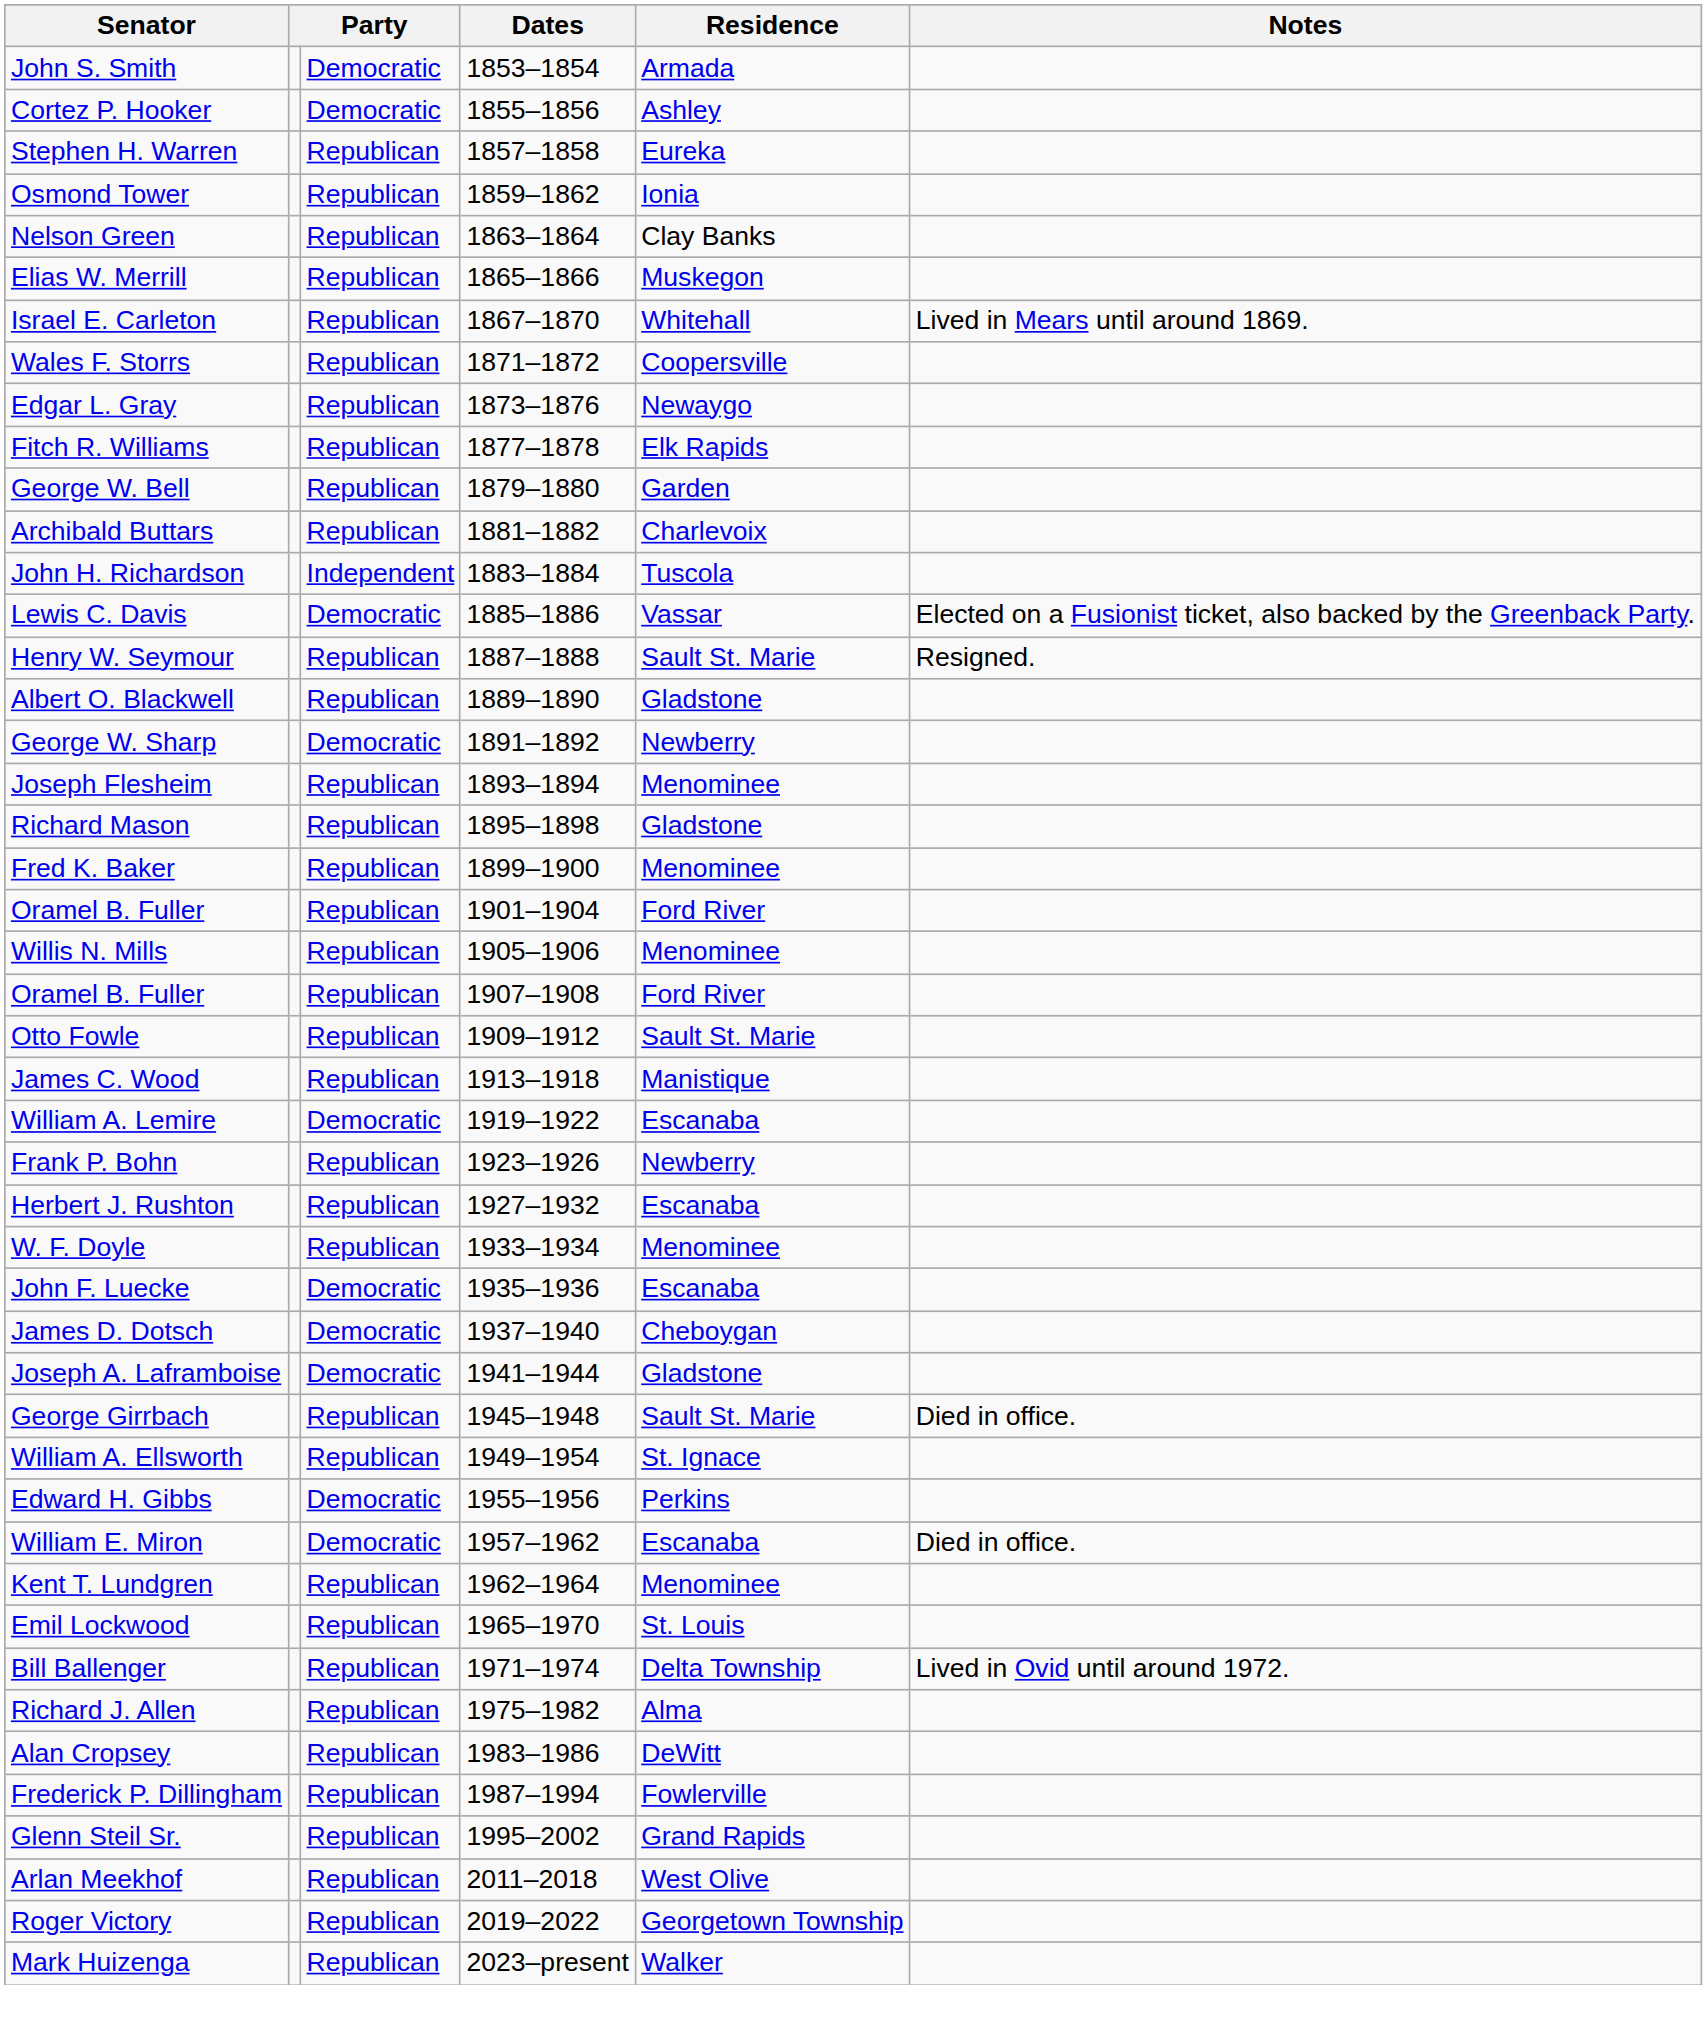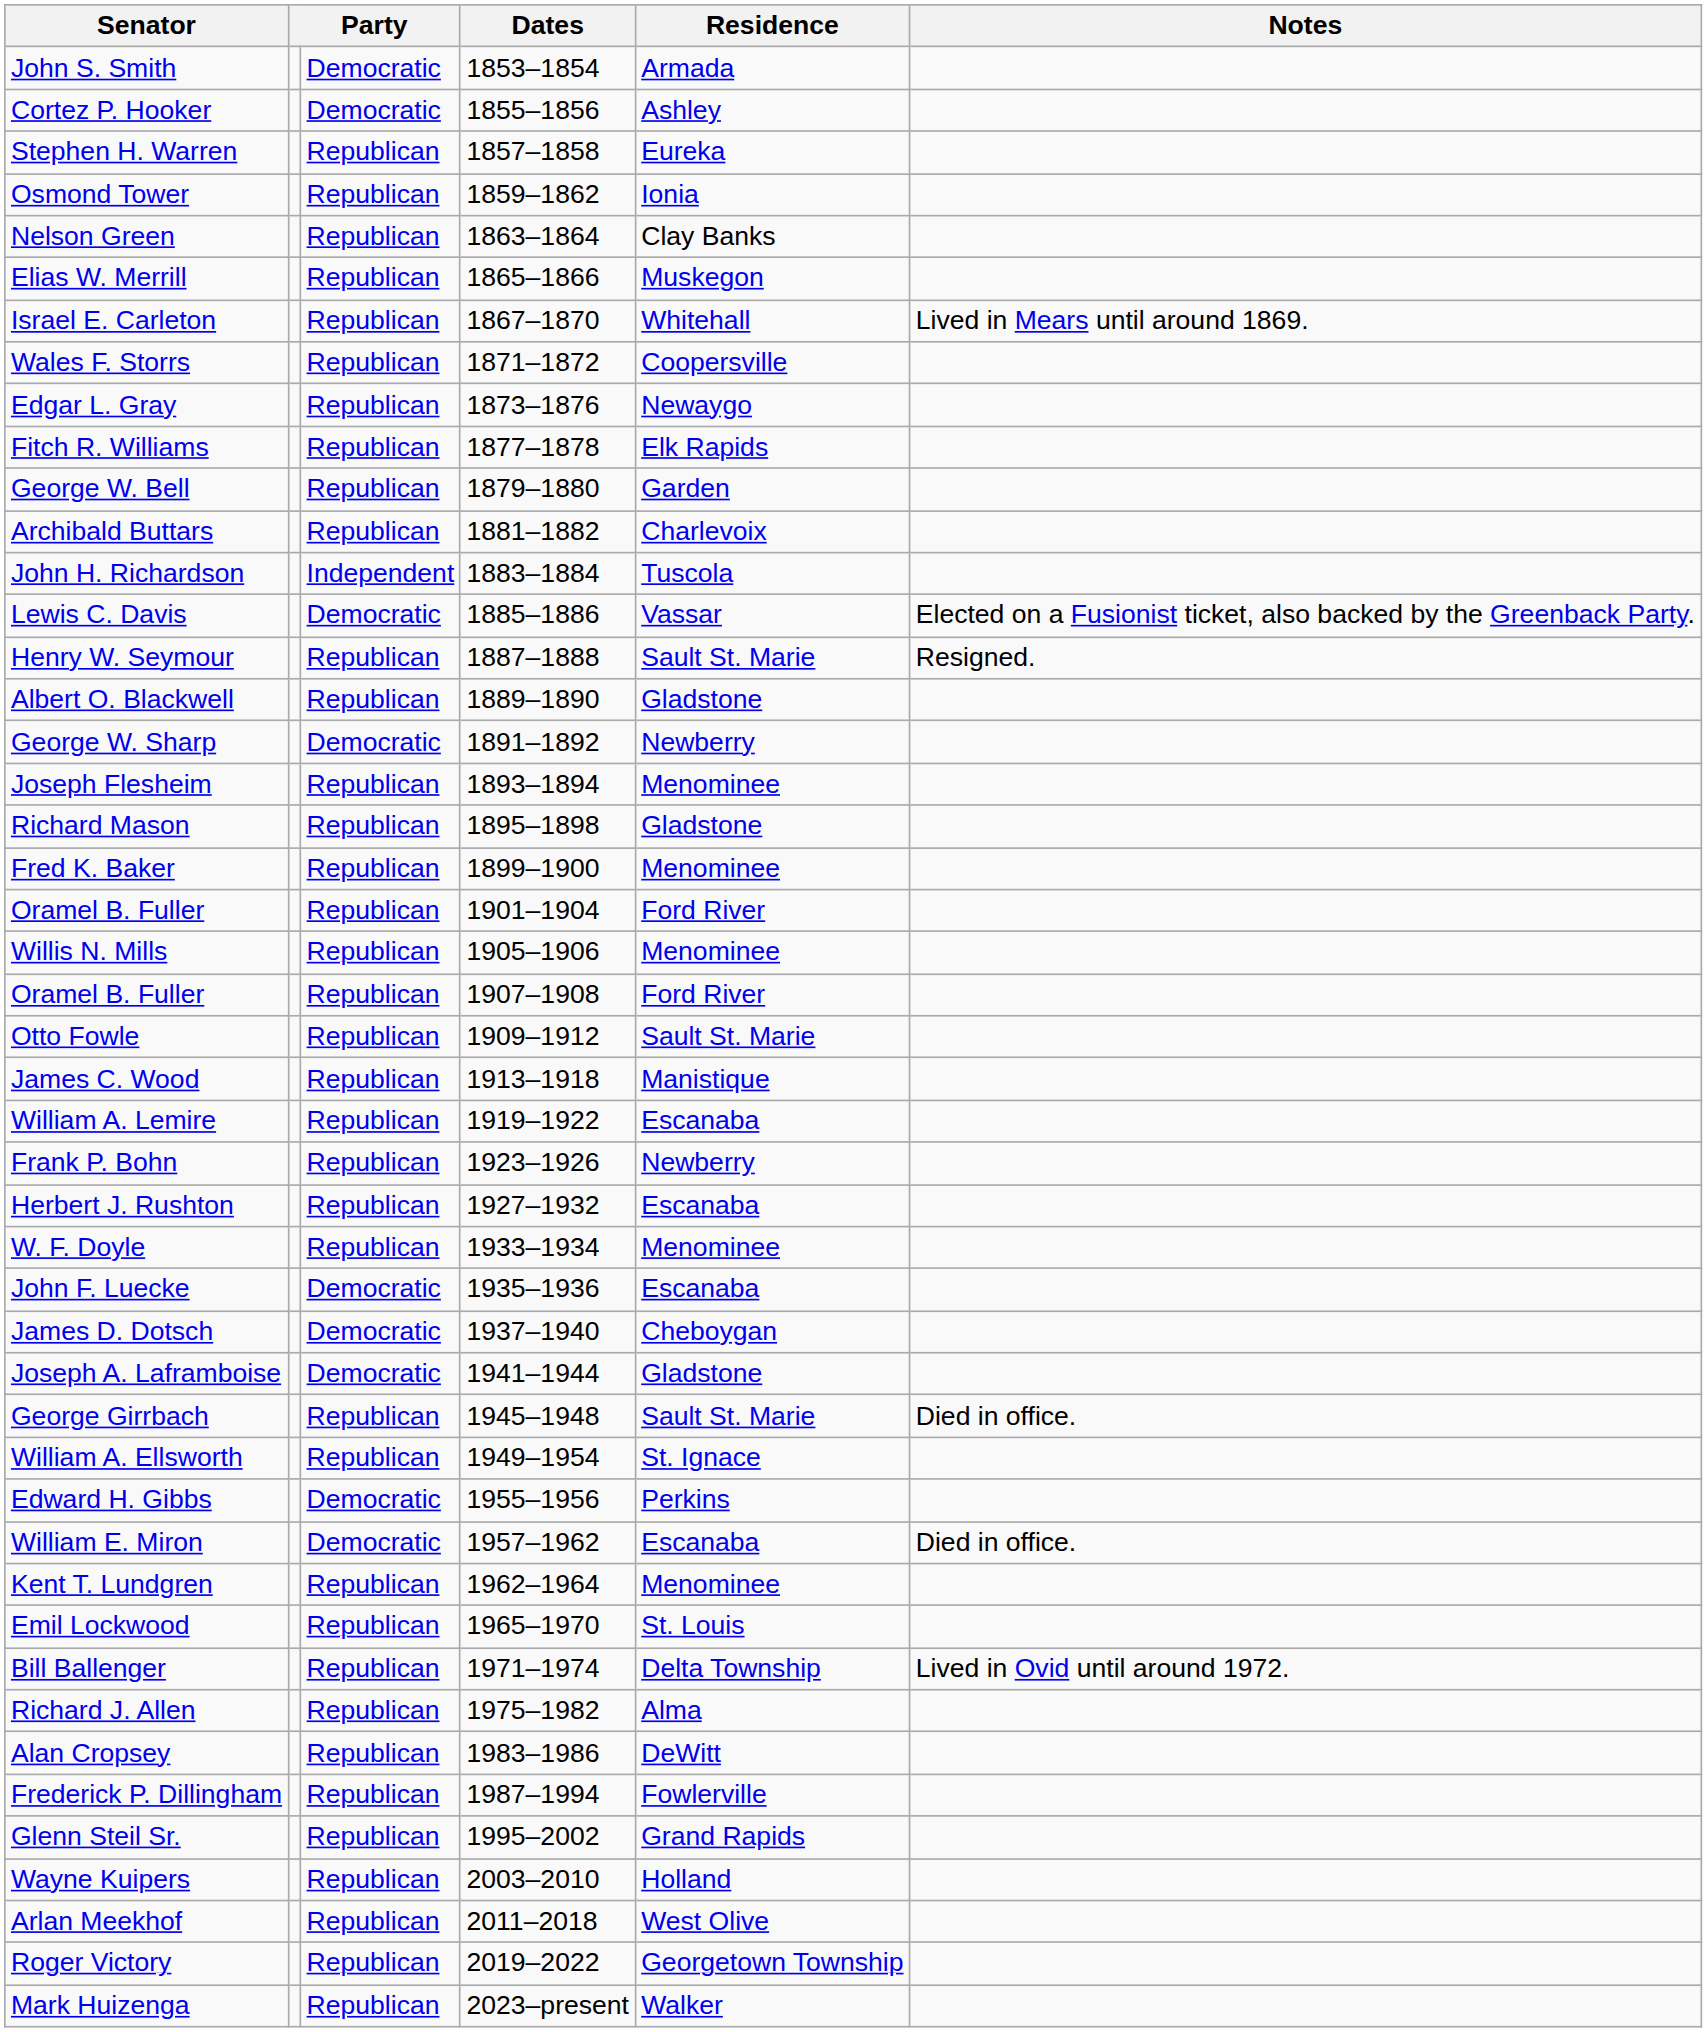(374, 1120) Democratic -> (373, 1120) Republican
+ row: (101, 1878)
